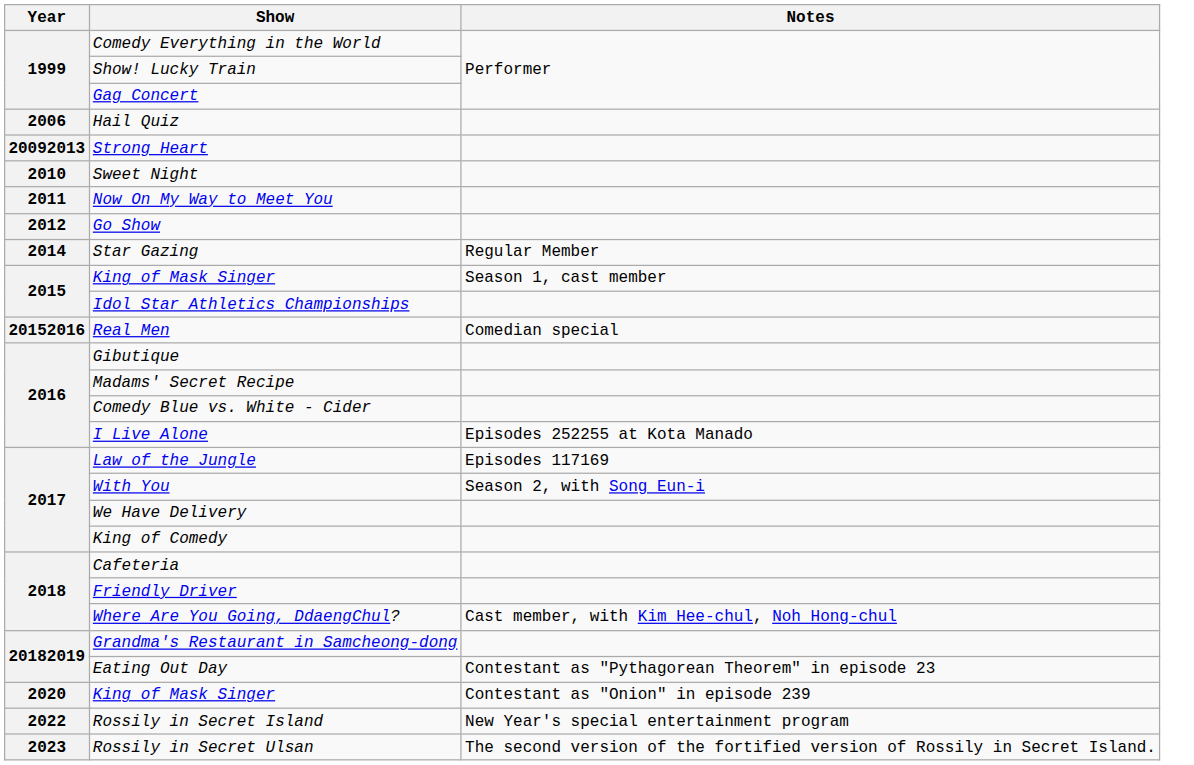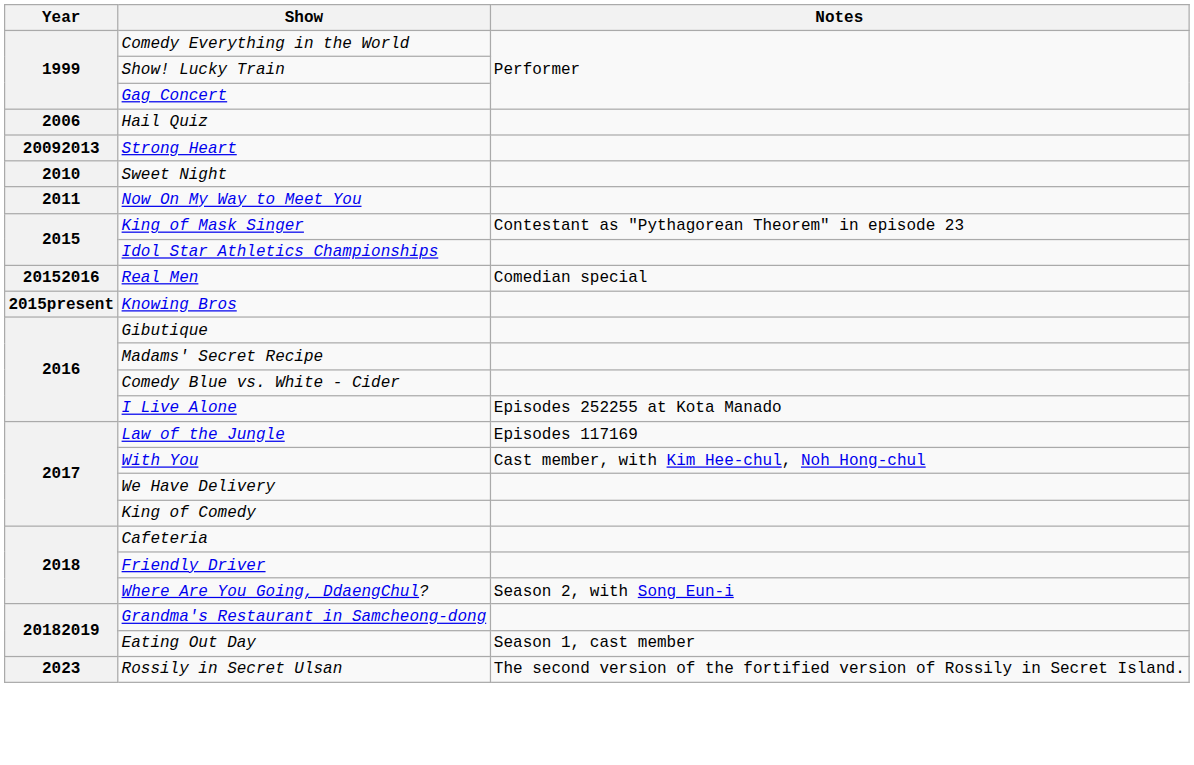- row: (47, 226)
- row: (47, 252)
(566, 278) Season 1, cast member -> (729, 226) Contestant as "Pythagorean Theorem" in episode 23
+ row: (61, 304)
(585, 487) Season 2, with Song Eun-i -> (710, 461) Cast member, with Kim Hee-chul, Noh Hong-chul
(681, 617) Cast member, with Kim Hee-chul, Noh Hong-chul -> (614, 591) Season 2, with Song Eun-i
(700, 669) Contestant as "Pythagorean Theorem" in episode 23 -> (595, 643) Season 1, cast member
- row: (47, 695)
- row: (47, 721)
